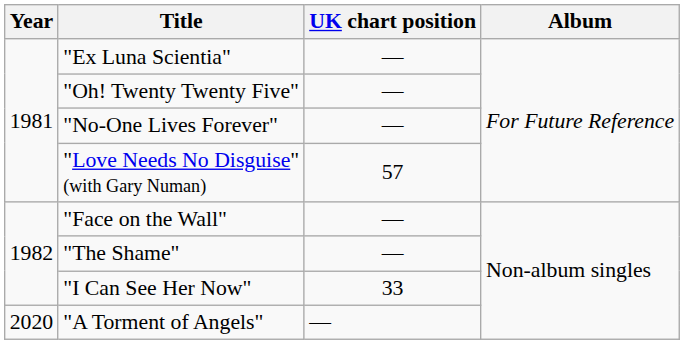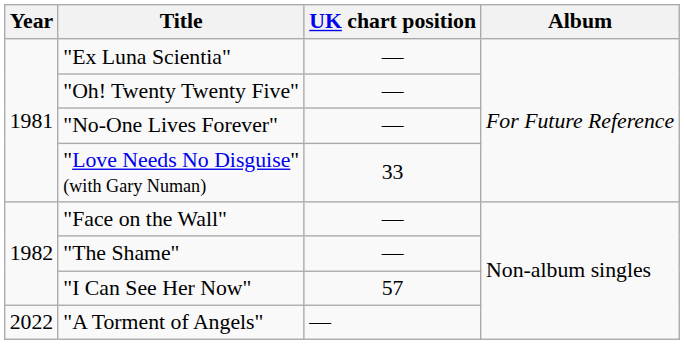(393, 172) 57 -> (393, 172) 33
(393, 287) 33 -> (393, 287) 57
(31, 322) 2020 -> (31, 322) 2022
